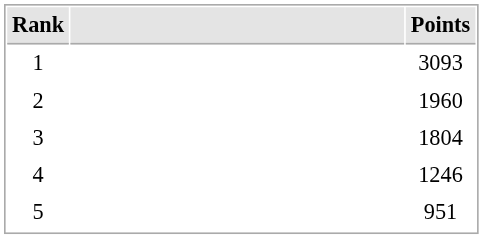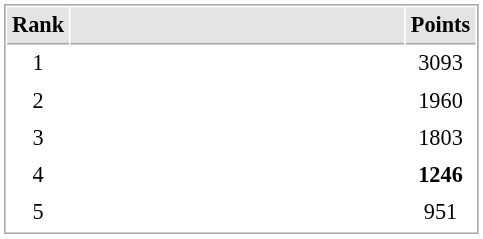(440, 138) 1804 -> (440, 138) 1803
(440, 175) normal -> (440, 175) bold
